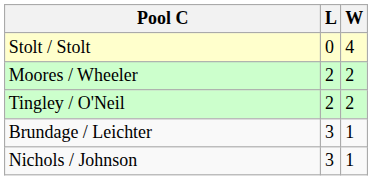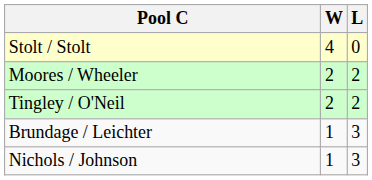columns swapped: (354, 18) <-> (331, 18)
